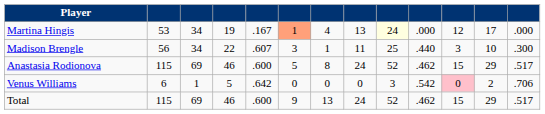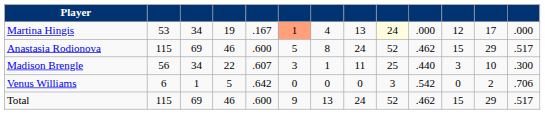rows swapped: (54, 65) <-> (45, 48)
(458, 83) pink background -> (458, 83) no background
